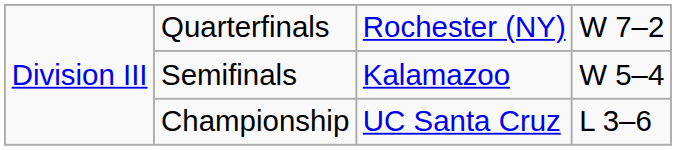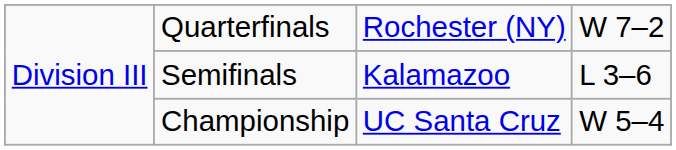(622, 74) W 5–4 -> (616, 74) L 3–6
(616, 121) L 3–6 -> (622, 121) W 5–4
